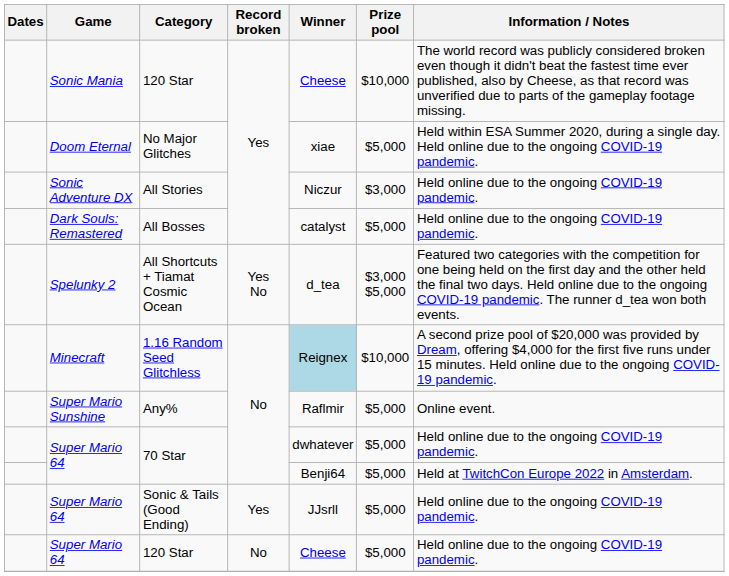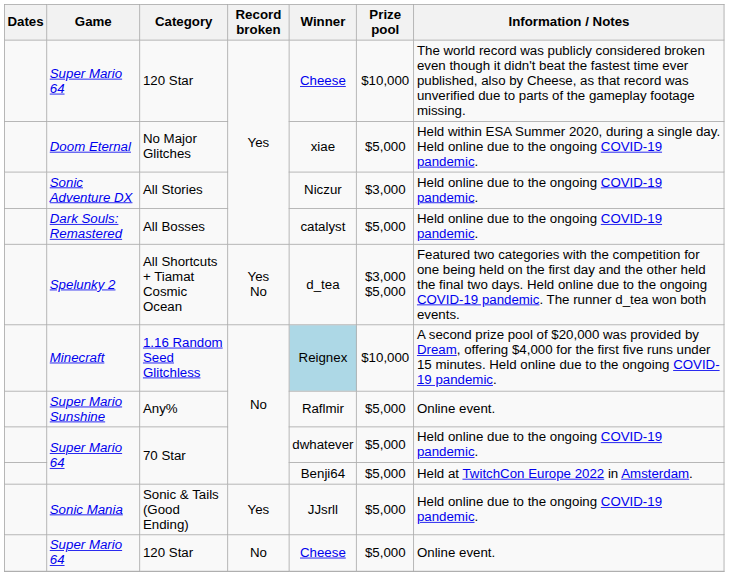(86, 80) Sonic Mania -> (86, 80) Super Mario 64
(86, 509) Super Mario 64 -> (86, 509) Sonic Mania
(539, 552) Held online due to the ongoing COVID-19 pandemic. -> (456, 552) Online event.
